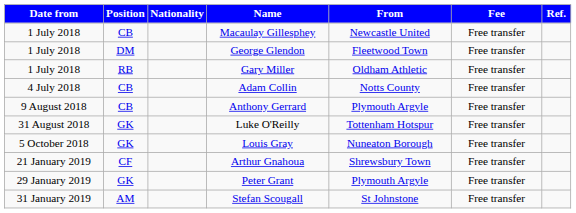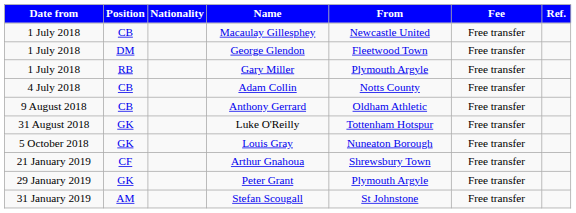(390, 69) Oldham Athletic -> (390, 69) Plymouth Argyle
(390, 106) Plymouth Argyle -> (390, 106) Oldham Athletic
